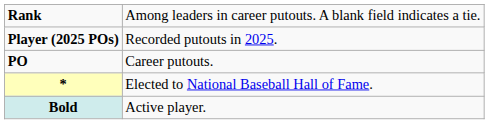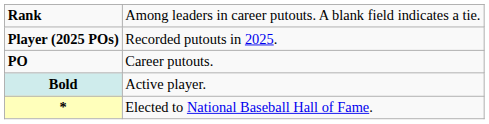rows swapped: (63, 84) <-> (63, 107)
